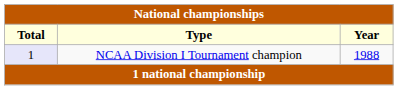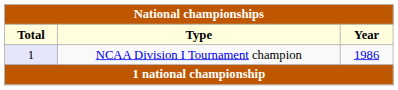(367, 54) 1988 -> (367, 54) 1986
